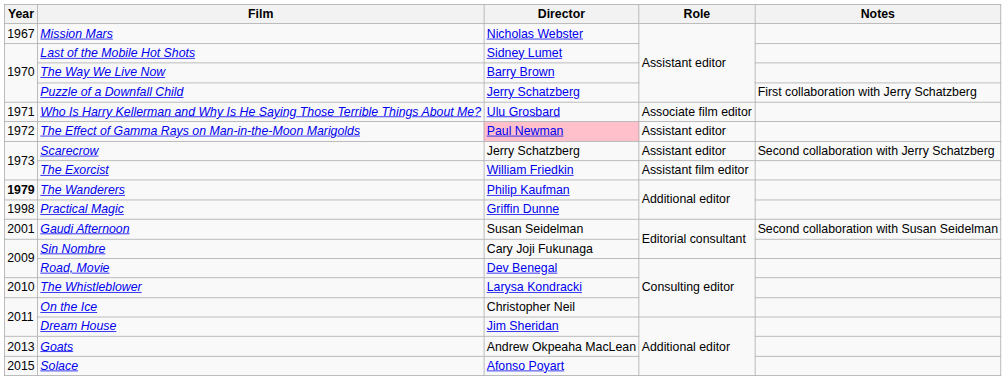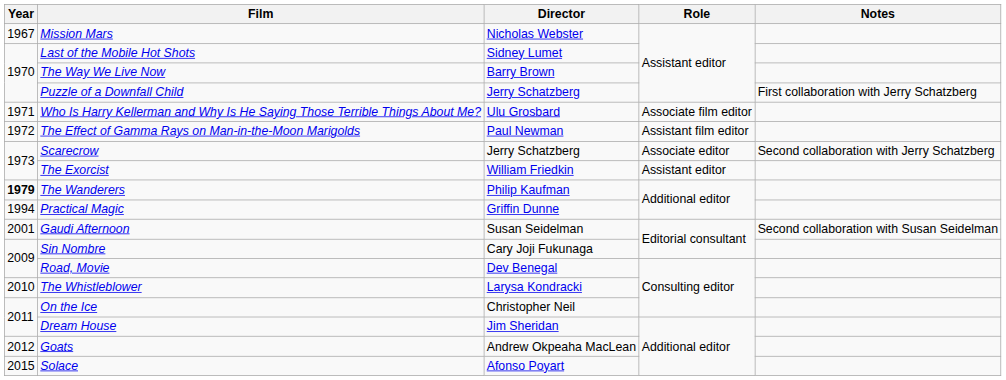(525, 131) pink background -> (525, 131) no background
(684, 131) Assistant editor -> (695, 131) Assistant film editor
(684, 151) Assistant editor -> (686, 151) Associate editor
(695, 170) Assistant film editor -> (684, 170) Assistant editor
(21, 209) 1998 -> (21, 209) 1994
(21, 346) 2013 -> (21, 346) 2012
